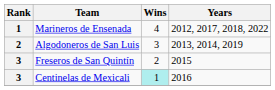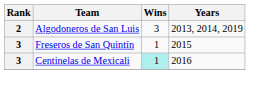- row: (83, 28)
(152, 61) 2 -> (152, 45) 1
